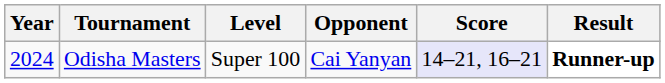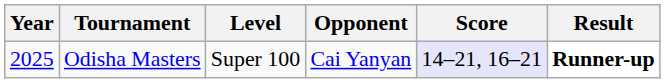(32, 59) 2024 -> (32, 59) 2025
